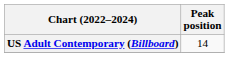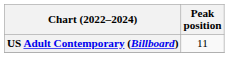(203, 43) 14 -> (203, 43) 11
